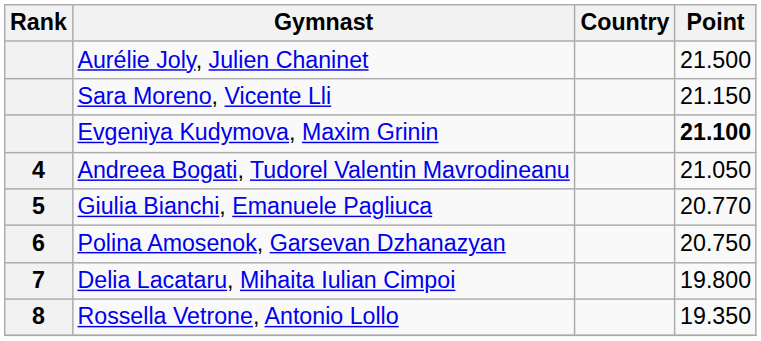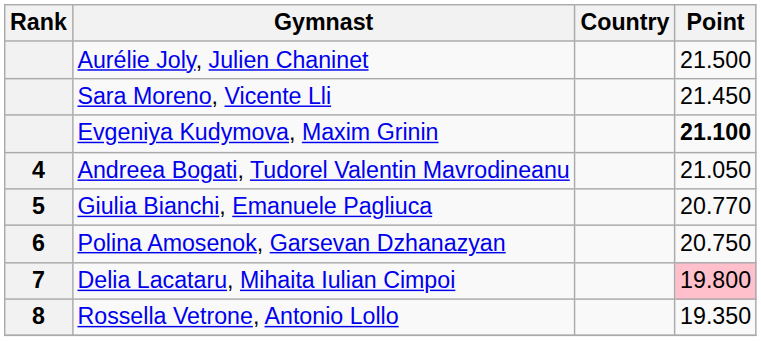(716, 96) 21.150 -> (716, 96) 21.450
(716, 280) no background -> (716, 280) pink background
